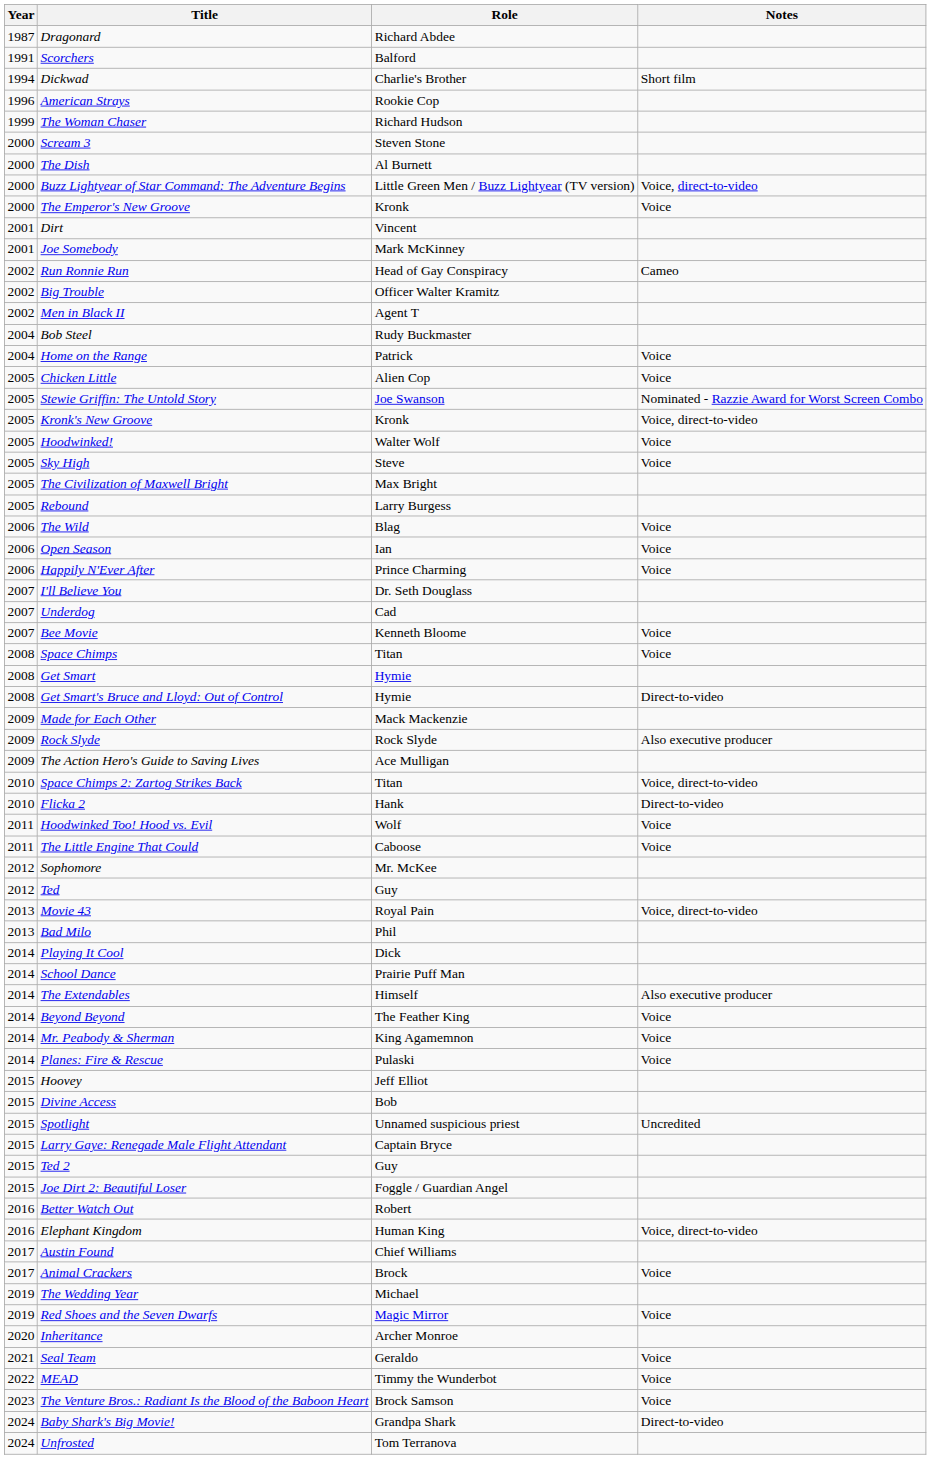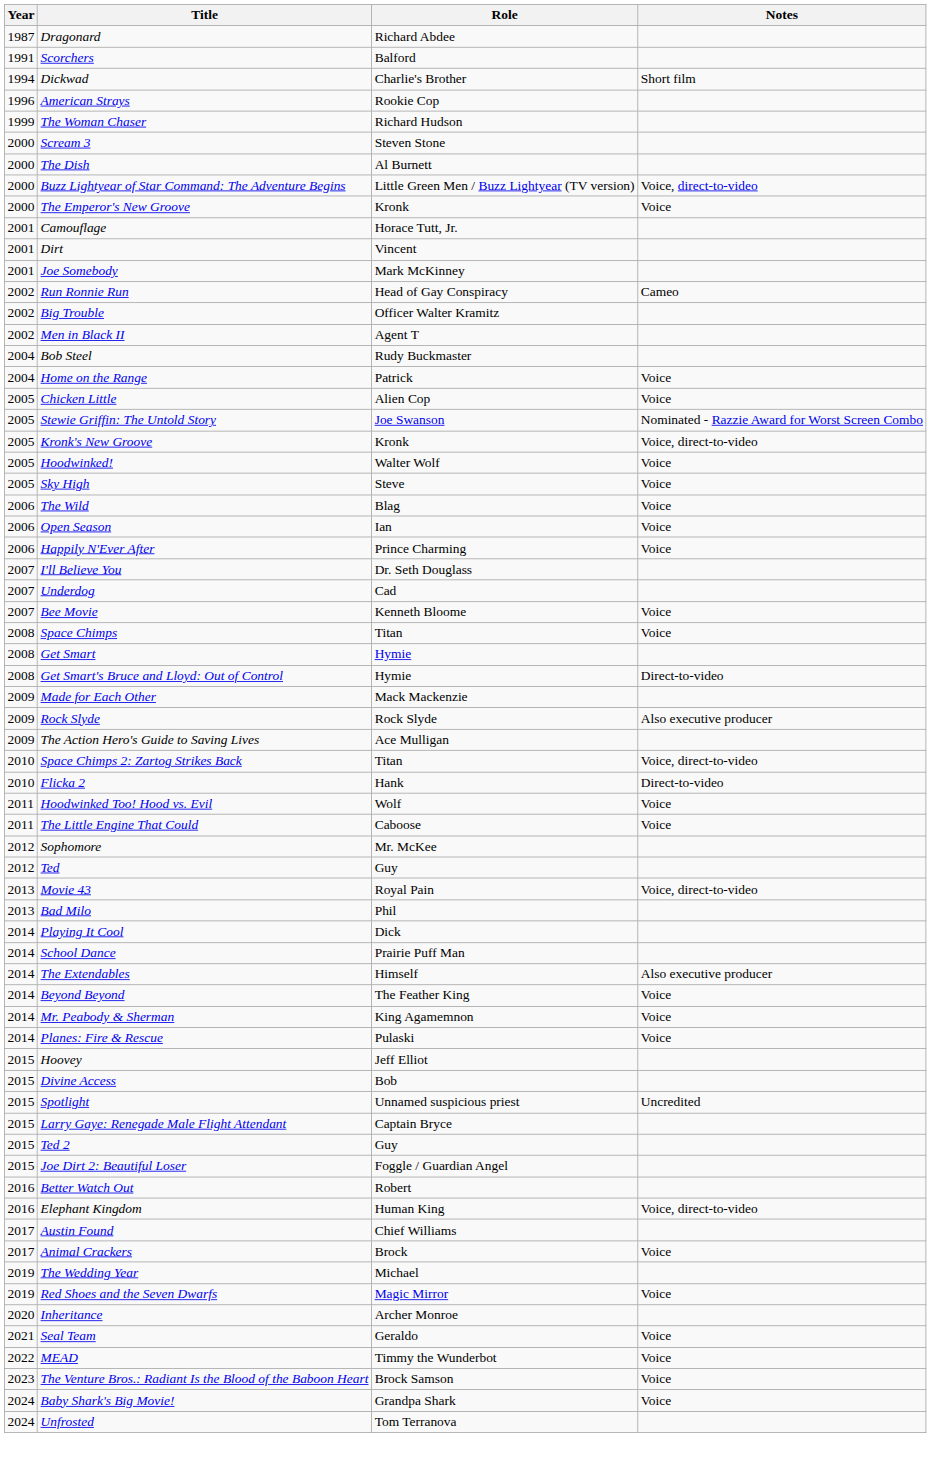+ row: (73, 228)
- row: (134, 484)
- row: (64, 505)
(682, 1421) Direct-to-video -> (656, 1400) Voice
